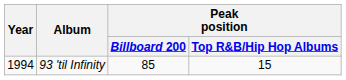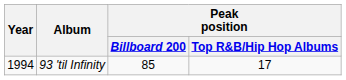(265, 65) 15 -> (265, 65) 17
